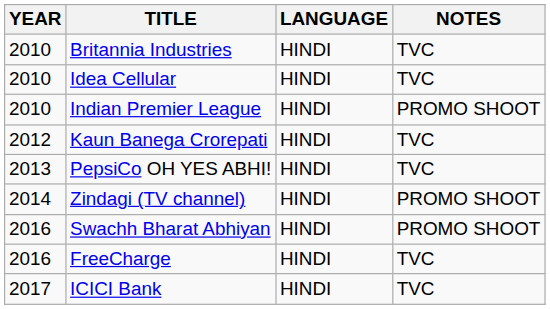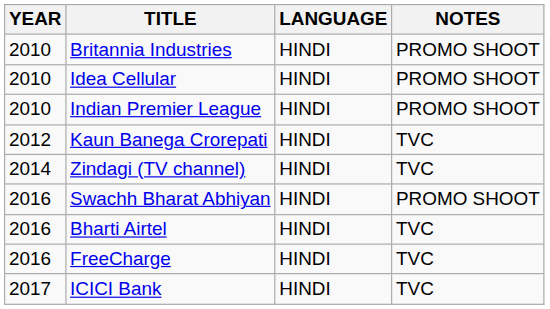(416, 49) TVC -> (468, 49) PROMO SHOOT
(416, 79) TVC -> (468, 79) PROMO SHOOT
- row: (171, 169)
(469, 199) PROMO SHOOT -> (415, 169) TVC
+ row: (118, 229)
